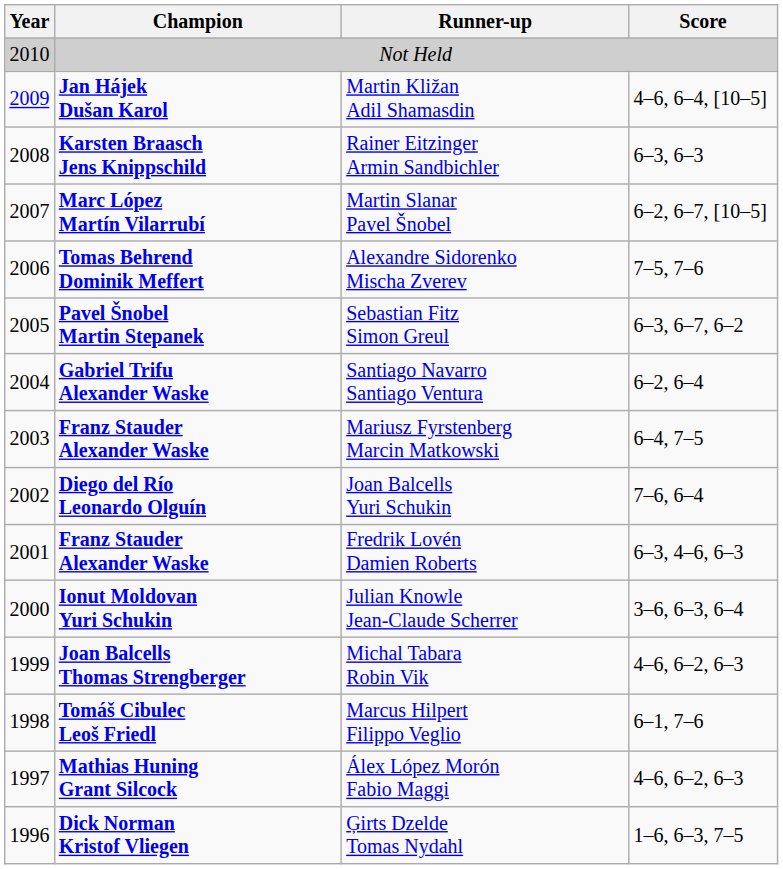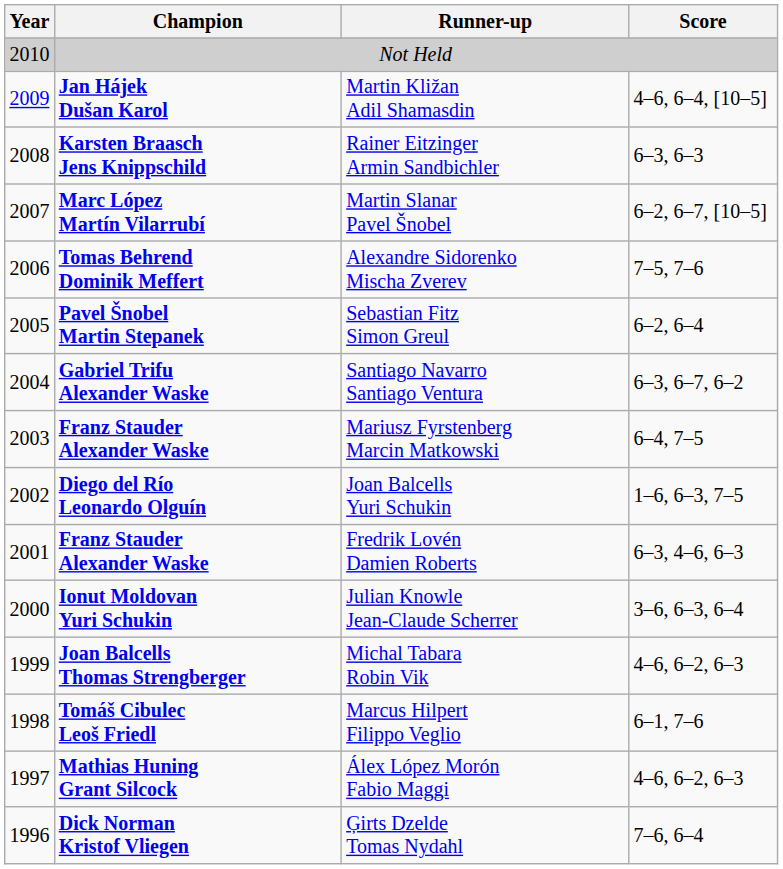(689, 325) 6–3, 6–7, 6–2 -> (669, 325) 6–2, 6–4
(669, 382) 6–2, 6–4 -> (689, 382) 6–3, 6–7, 6–2
(669, 495) 7–6, 6–4 -> (689, 495) 1–6, 6–3, 7–5
(689, 835) 1–6, 6–3, 7–5 -> (669, 835) 7–6, 6–4
